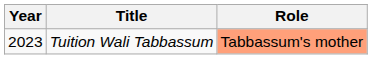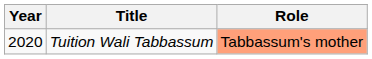(25, 41) 2023 -> (25, 41) 2020
